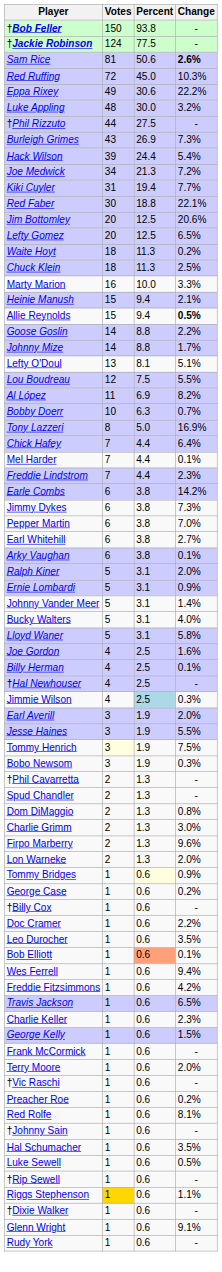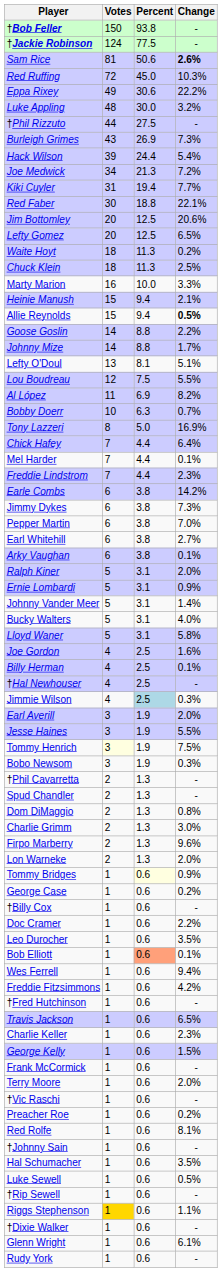+ row: (46, 1003)
(189, 1227) 9.1% -> (189, 1243) 6.1%
